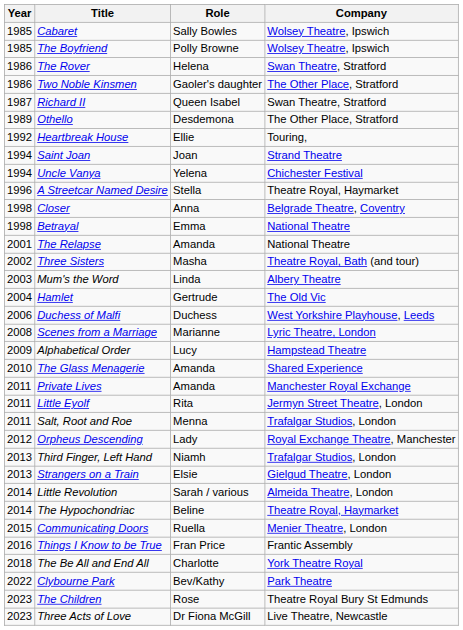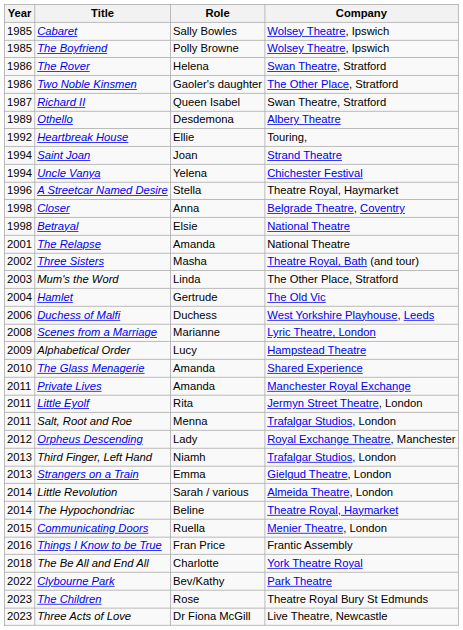(333, 120) The Other Place, Stratford -> (304, 120) Albery Theatre
(189, 227) Emma -> (185, 227) Elsie
(304, 280) Albery Theatre -> (333, 280) The Other Place, Stratford
(185, 475) Elsie -> (189, 475) Emma
